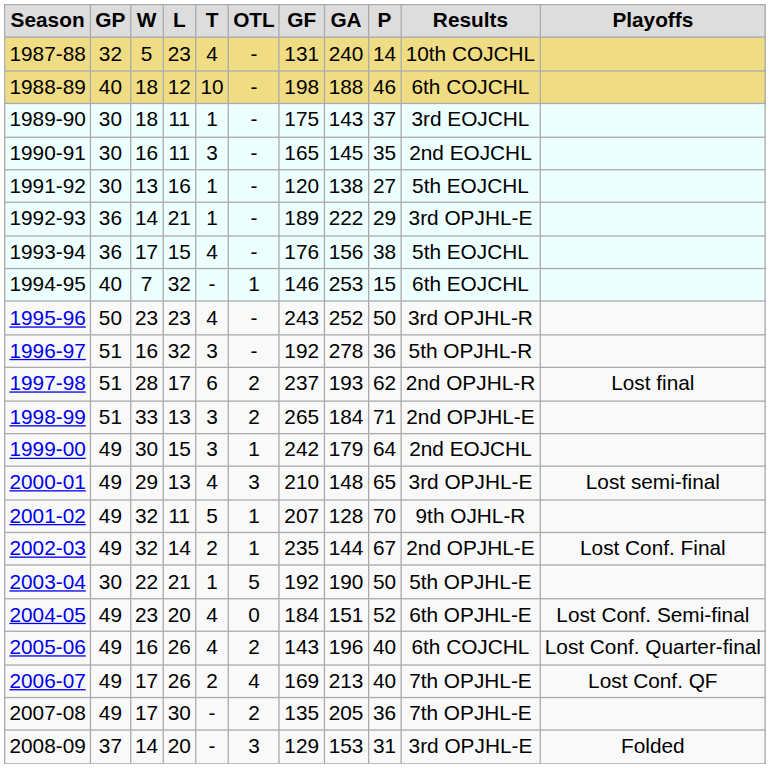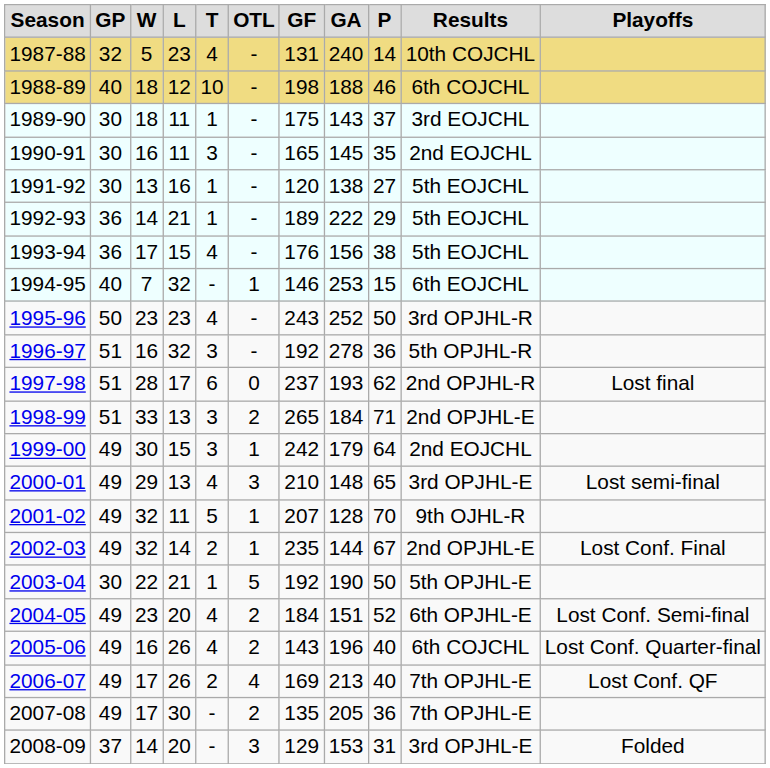(470, 218) 3rd OPJHL-E -> (470, 218) 5th EOJCHL
(254, 383) 2 -> (254, 383) 0
(254, 614) 0 -> (254, 614) 2
